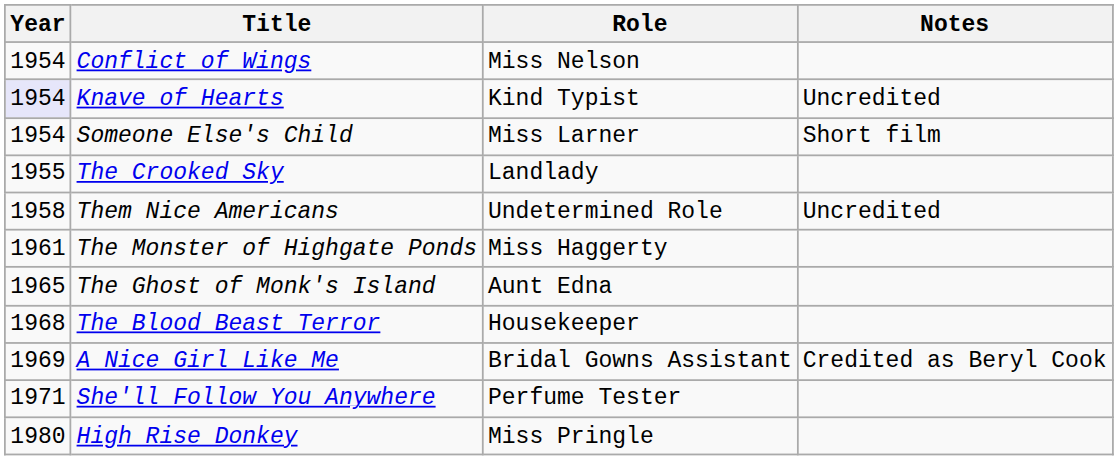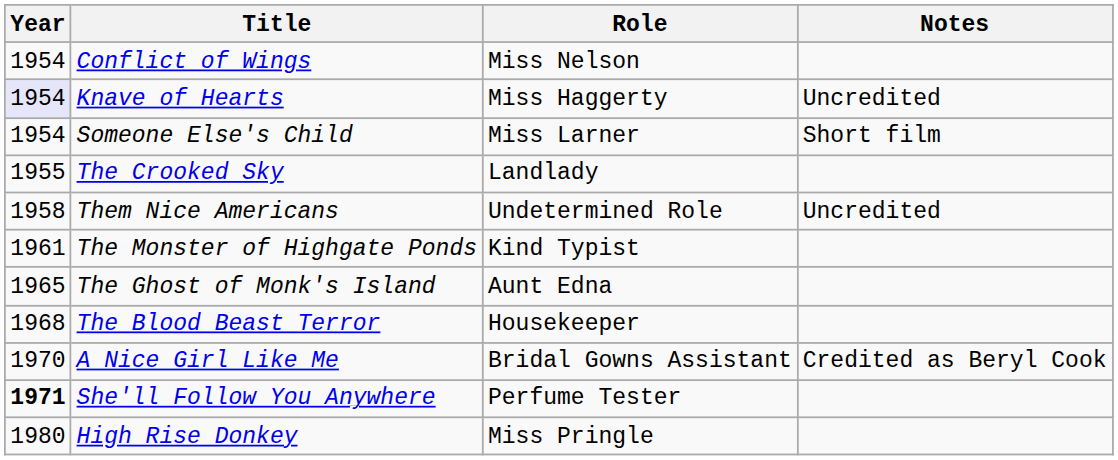(564, 99) Kind Typist -> (578, 99) Miss Haggerty
(578, 249) Miss Haggerty -> (564, 249) Kind Typist
(38, 361) 1969 -> (38, 361) 1970
(38, 399) normal -> (38, 399) bold
